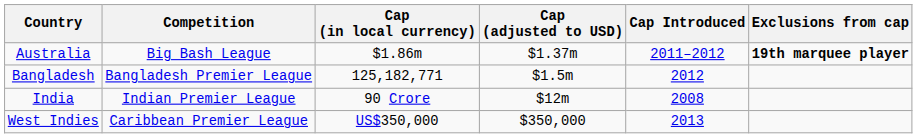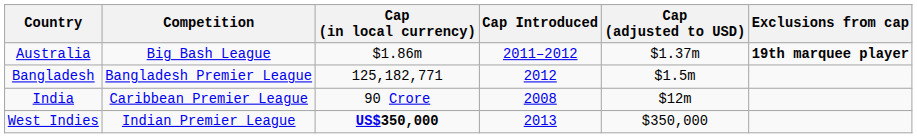columns swapped: (553, 24) <-> (687, 24)
(209, 99) Indian Premier League -> (209, 99) Caribbean Premier League
(209, 121) Caribbean Premier League -> (209, 121) Indian Premier League
(397, 121) normal -> (397, 121) bold
